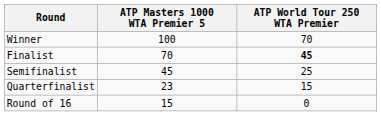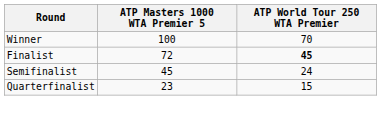(167, 55) 70 -> (167, 55) 72
(307, 71) 25 -> (307, 71) 24
- row: (39, 103)
